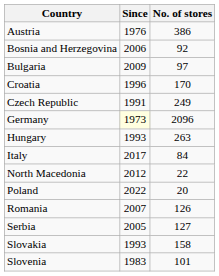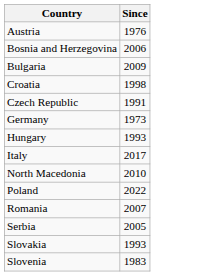- column: (182, 13)
(135, 84) 1996 -> (135, 84) 1998
(135, 119) lightyellow background -> (135, 119) no background
(135, 173) 2012 -> (135, 173) 2010
